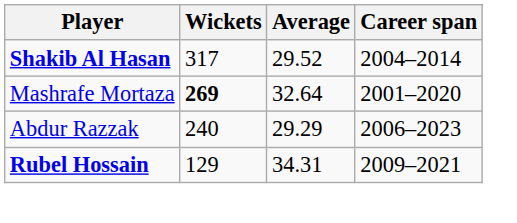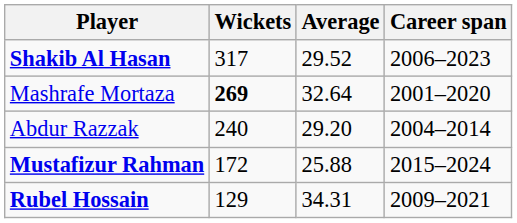(411, 57) 2004–2014 -> (440, 57) 2006–2023
(297, 128) 29.29 -> (327, 128) 29.20
(411, 128) 2006–2023 -> (440, 128) 2004–2014
+ row: (107, 164)
